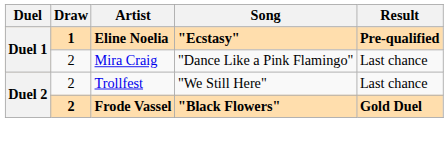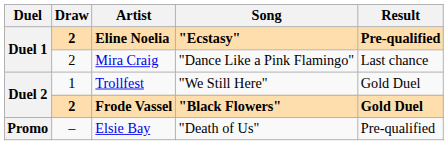(71, 38) 1 -> (72, 38) 2
(71, 83) 2 -> (72, 83) 1
(394, 83) Last chance -> (391, 83) Gold Duel
+ row: (123, 128)
